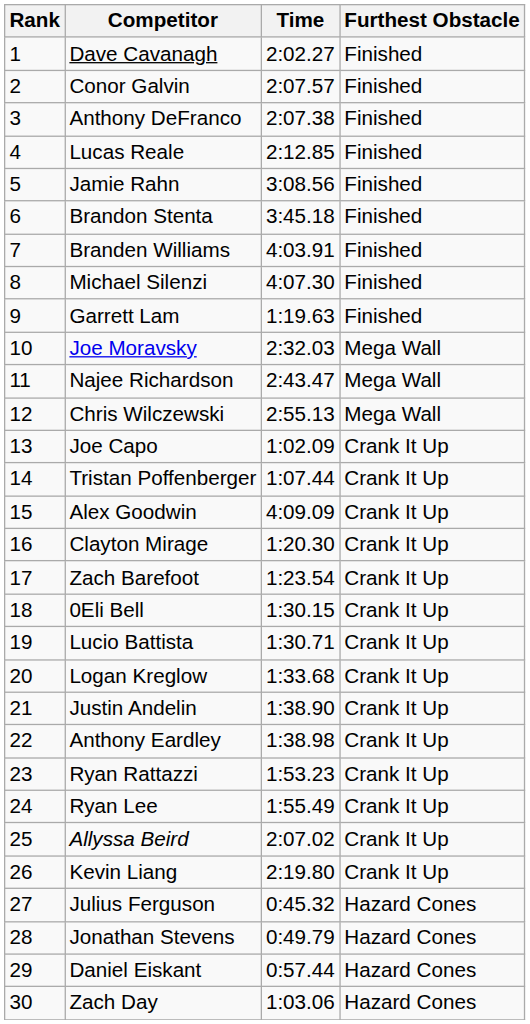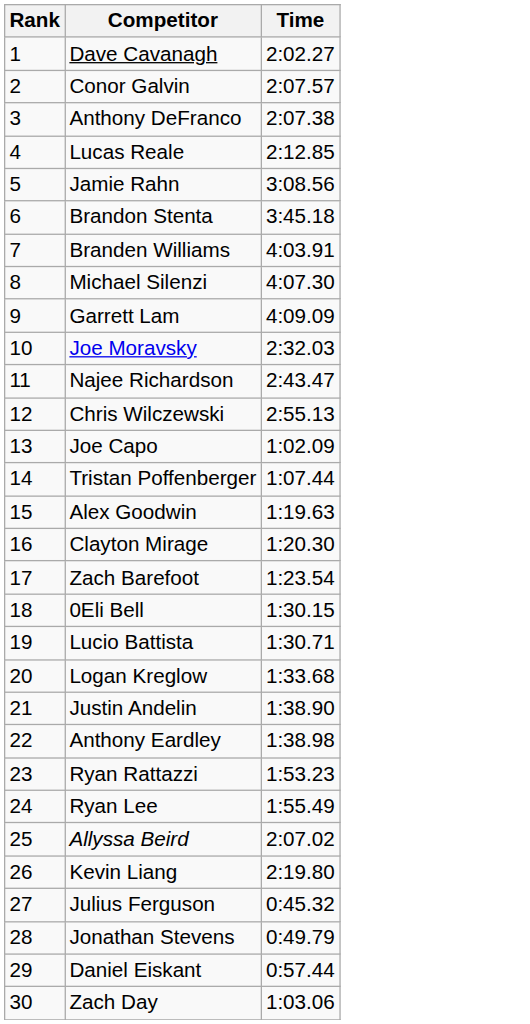- column: (432, 20)
(300, 315) 1:19.63 -> (300, 315) 4:09.09
(300, 511) 4:09.09 -> (300, 511) 1:19.63
